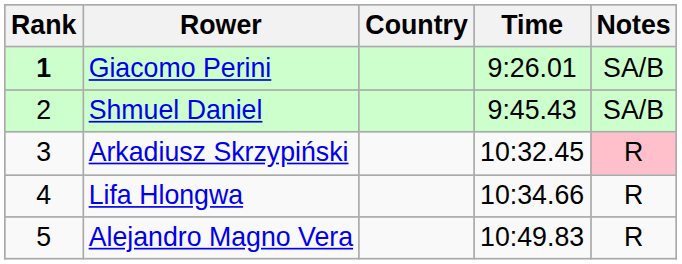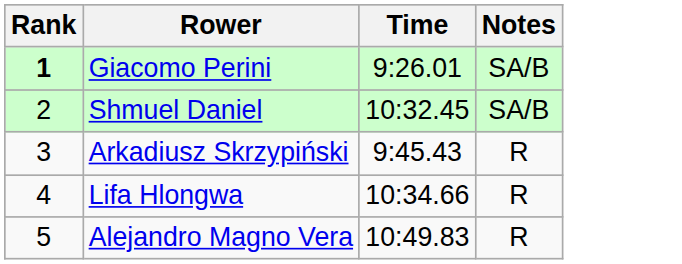- column: (417, 25)
(532, 110) 9:45.43 -> (417, 110) 10:32.45
(532, 152) 10:32.45 -> (417, 152) 9:45.43
(634, 152) pink background -> (519, 152) no background
